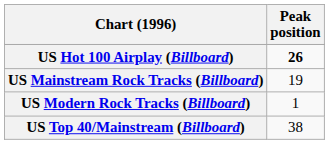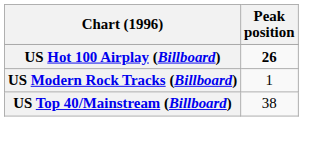- row: (136, 80)
